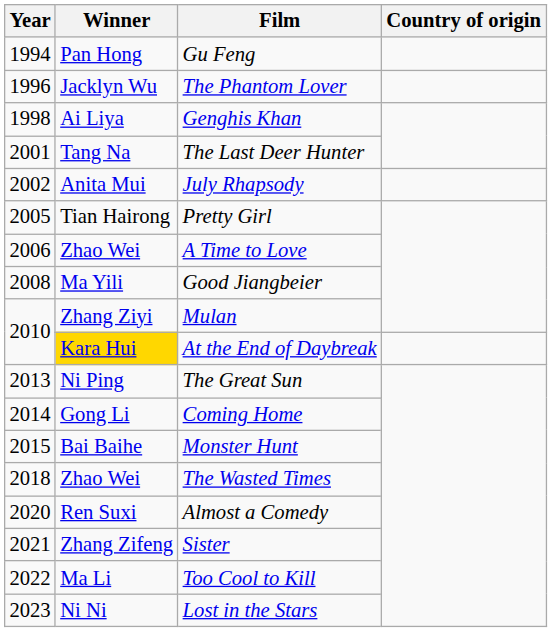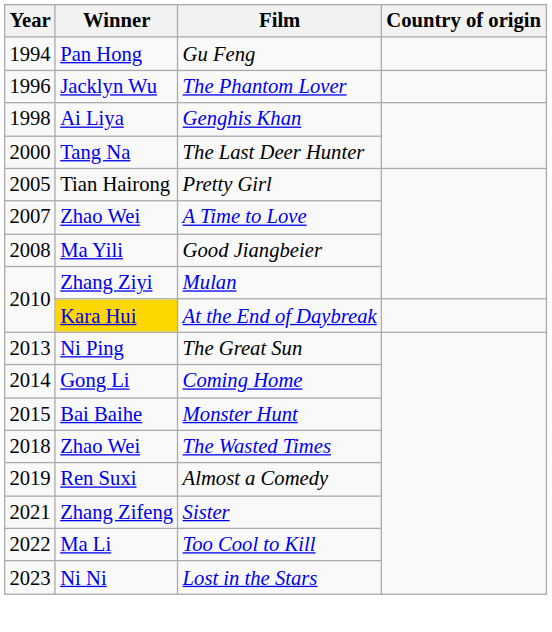(30, 151) 2001 -> (30, 151) 2000
- row: (243, 184)
(30, 250) 2006 -> (30, 217) 2007
(30, 511) 2020 -> (30, 479) 2019
